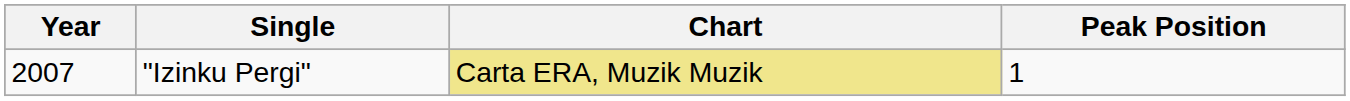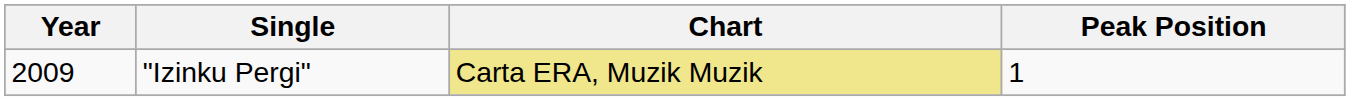(43, 71) 2007 -> (43, 71) 2009
